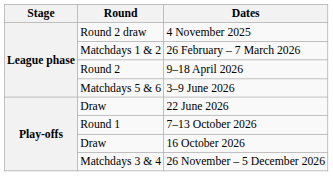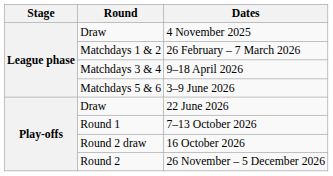(113, 32) Round 2 draw -> (93, 32) Draw
(100, 69) Round 2 -> (121, 69) Matchdays 3 & 4
(93, 143) Draw -> (113, 143) Round 2 draw
(121, 161) Matchdays 3 & 4 -> (100, 161) Round 2
